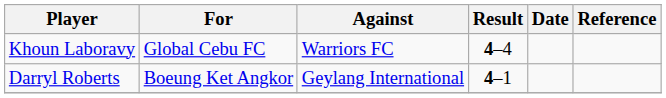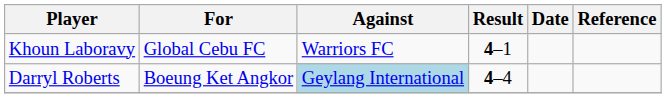(498, 48) 4–4 -> (498, 48) 4–1
(383, 78) no background -> (383, 78) lightblue background
(498, 78) 4–1 -> (498, 78) 4–4
